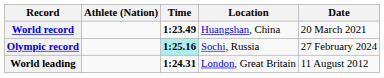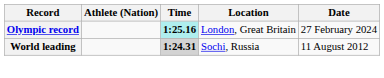- row: (43, 30)
(230, 47) Sochi, Russia -> (248, 30) London, Great Britain
(179, 64) no background -> (179, 47) lightgrey background
(248, 64) London, Great Britain -> (230, 47) Sochi, Russia
